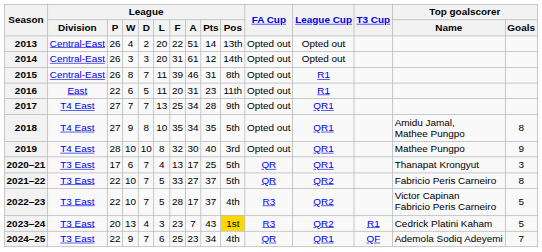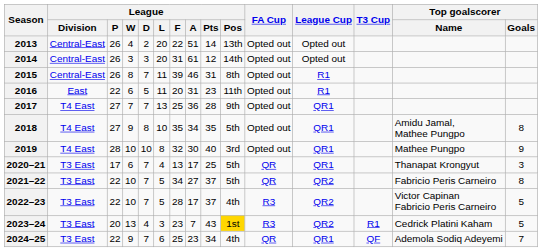(193, 106) 34 -> (193, 106) 36
(177, 180) 33 -> (177, 180) 34
